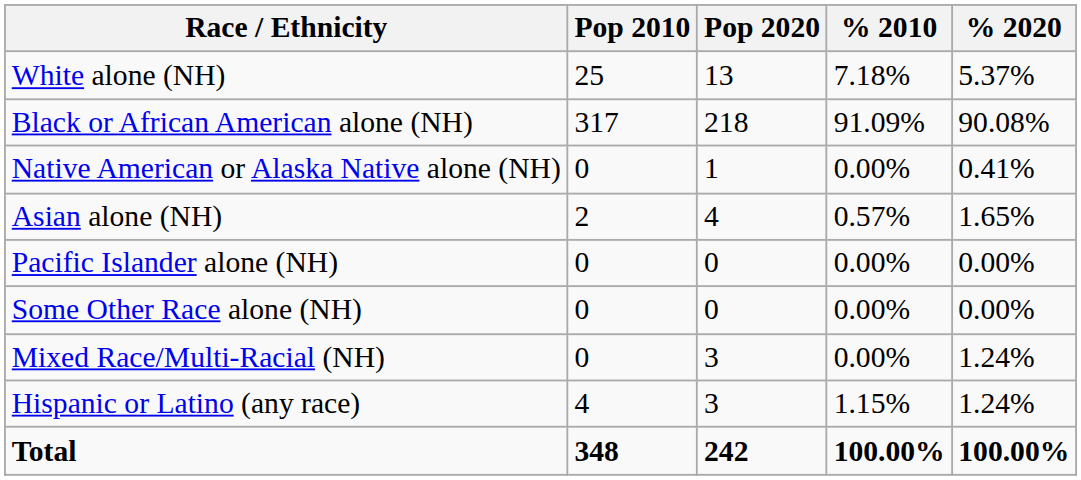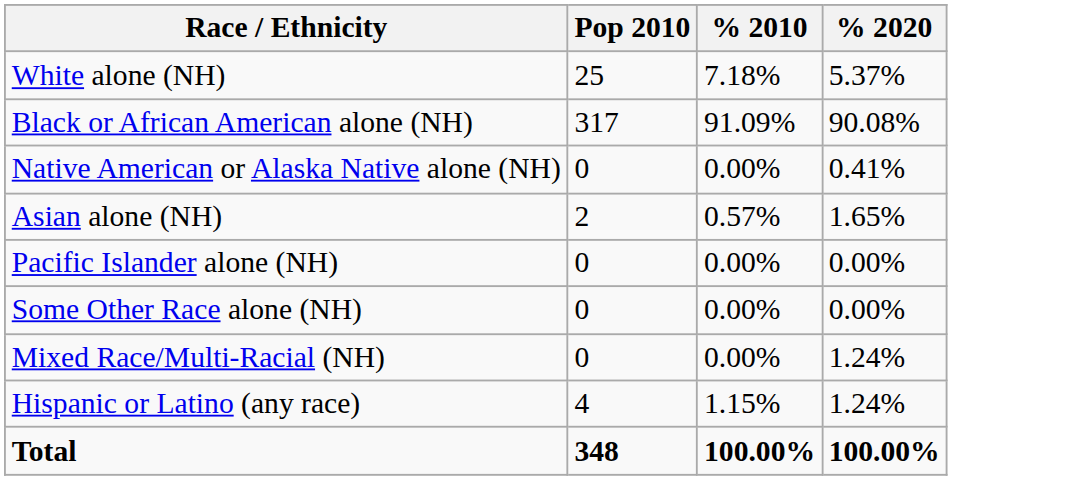- column: (762, 27)
